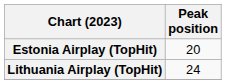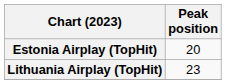(193, 69) 24 -> (193, 69) 23
